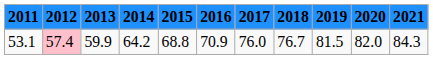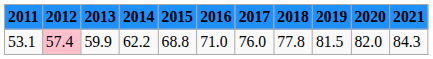(137, 41) 64.2 -> (137, 41) 62.2
(214, 41) 70.9 -> (214, 41) 71.0
(291, 41) 76.7 -> (291, 41) 77.8
